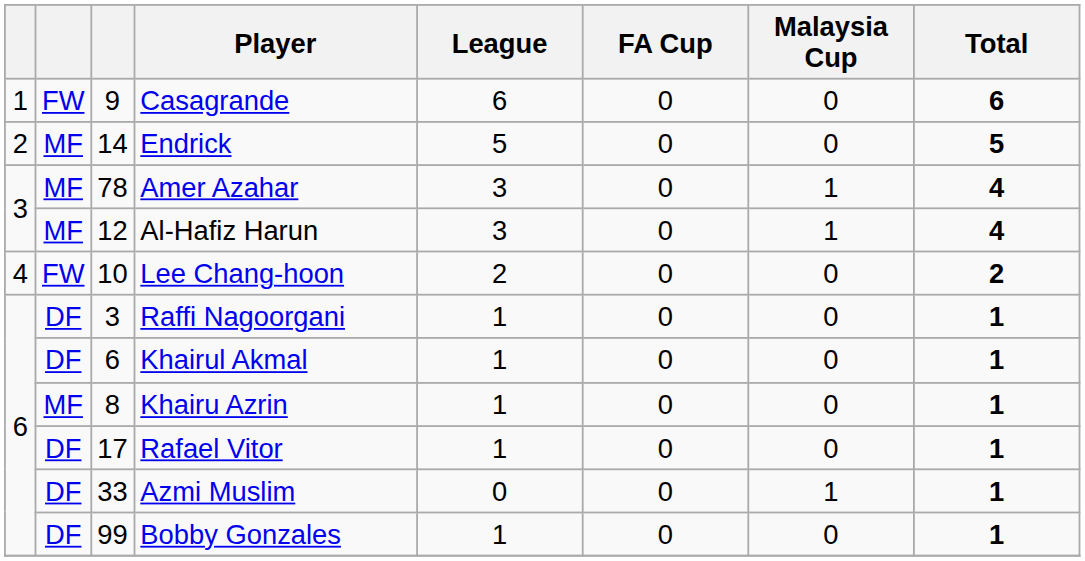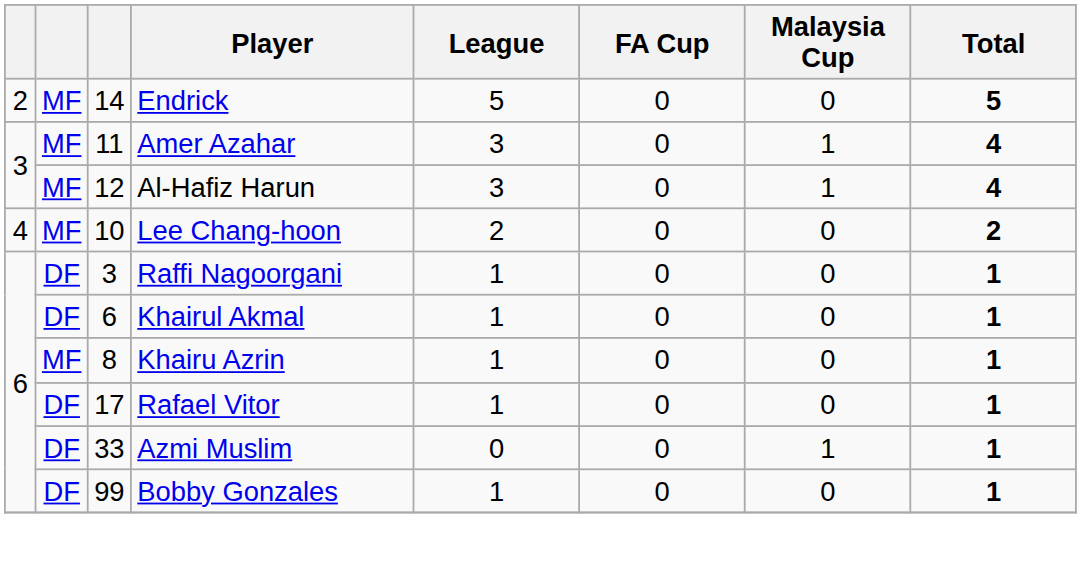- row: (215, 101)
(112, 187) 78 -> (109, 144) 11
(63, 274) FW -> (62, 231) MF
